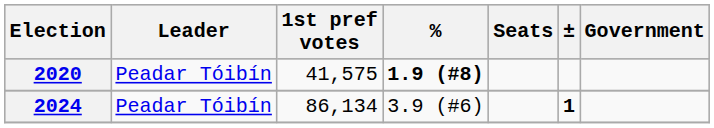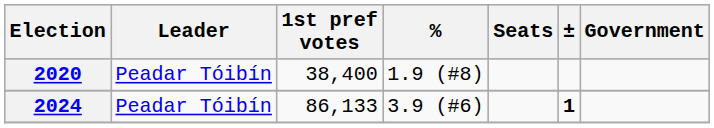(342, 74) 41,575 -> (342, 74) 38,400
(435, 74) bold -> (435, 74) normal
(342, 106) 86,134 -> (342, 106) 86,133
